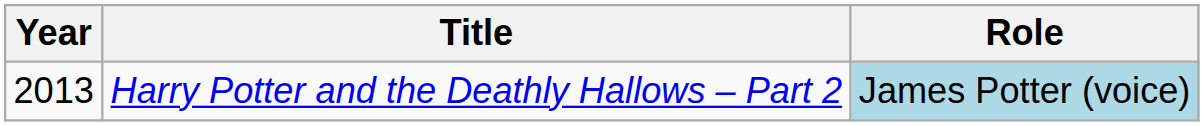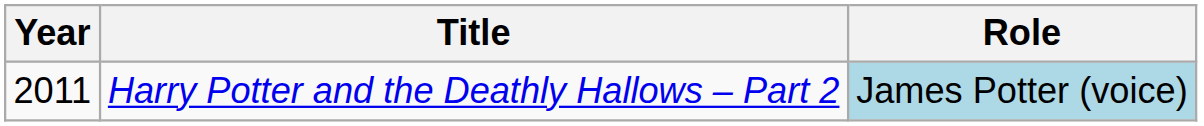(54, 90) 2013 -> (52, 90) 2011
